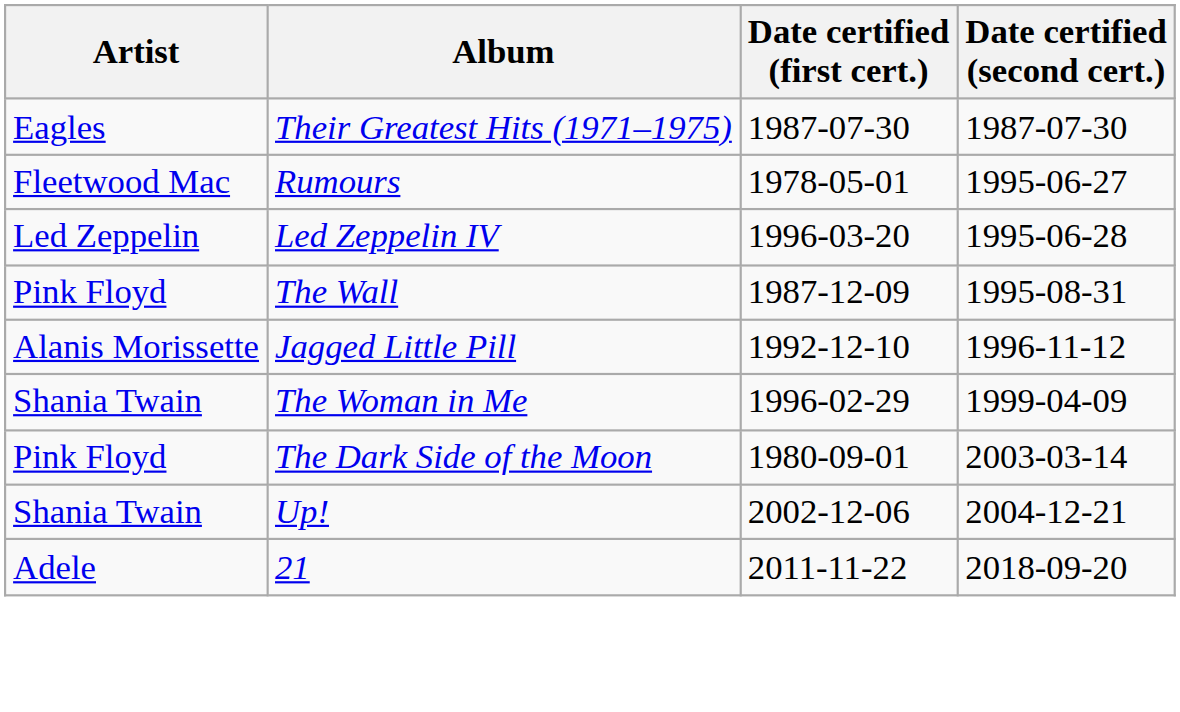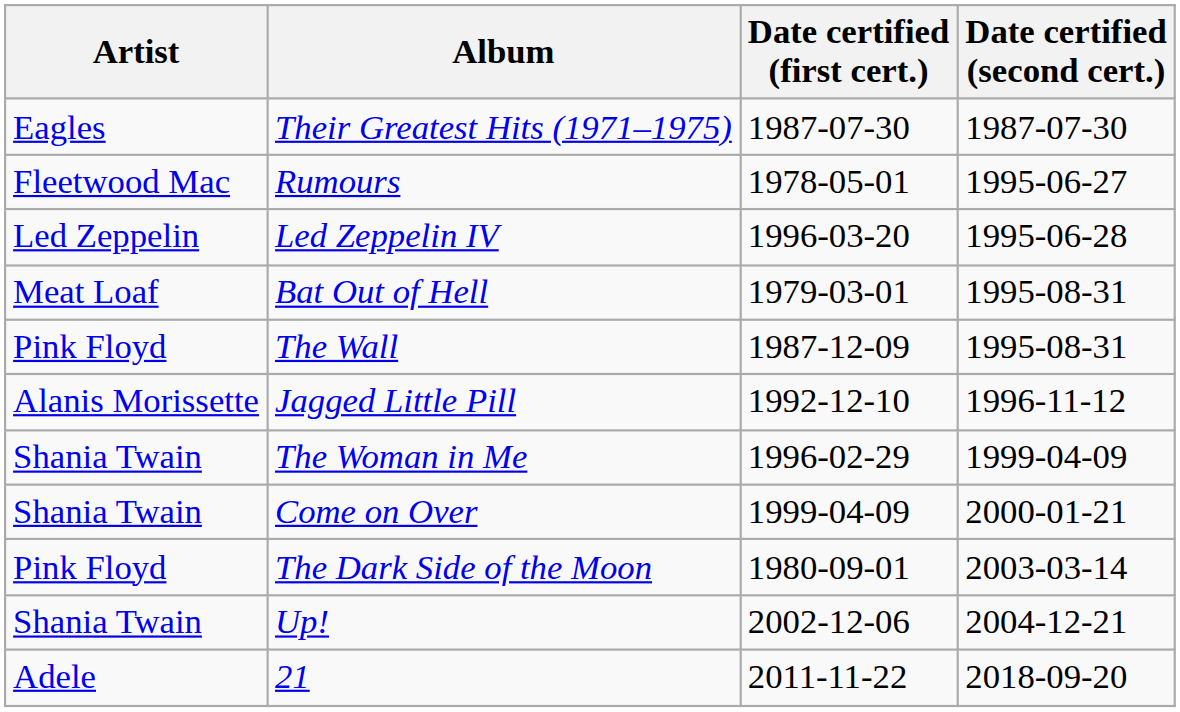+ row: (382, 291)
+ row: (376, 511)
